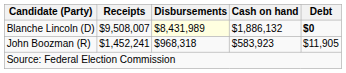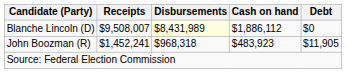(257, 28) $1,886,132 -> (257, 28) $1,886,112
(309, 28) bold -> (309, 28) normal
(253, 44) $583,923 -> (253, 44) $483,923
